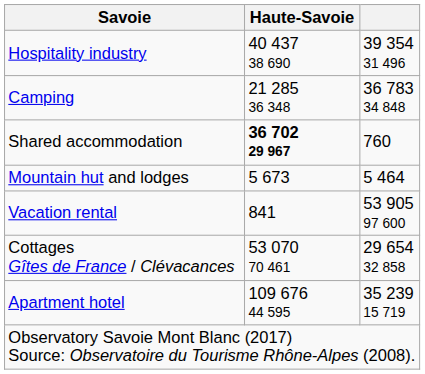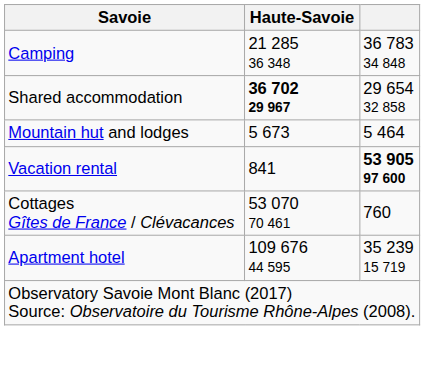- row: (77, 52)
(377, 142) 760 -> (389, 97) 29 654 32 858
(389, 213) normal -> (389, 168) bold
(389, 257) 29 654 32 858 -> (377, 213) 760
